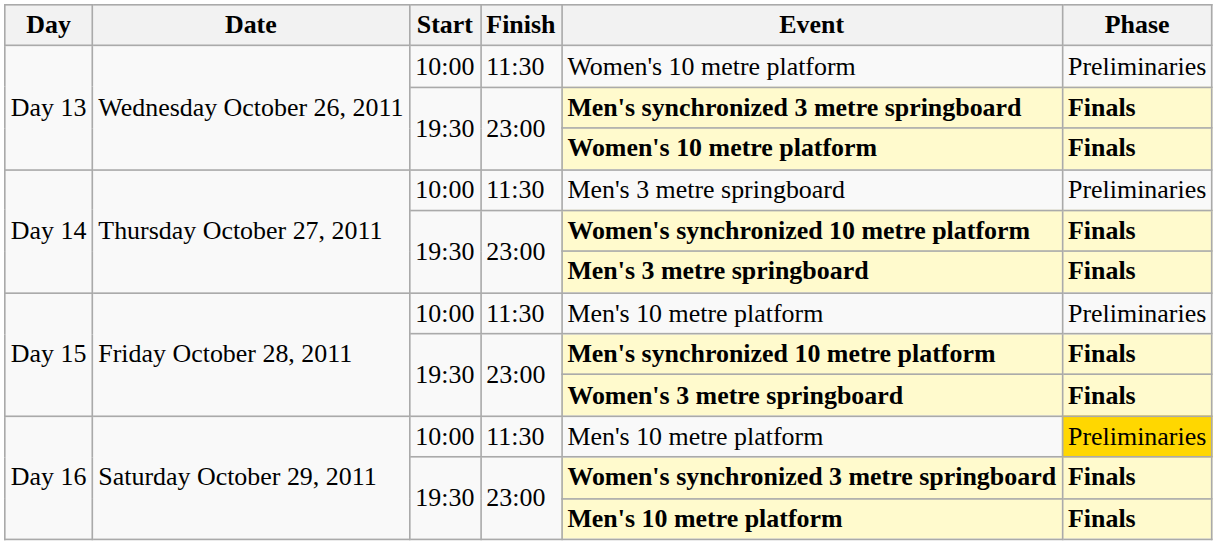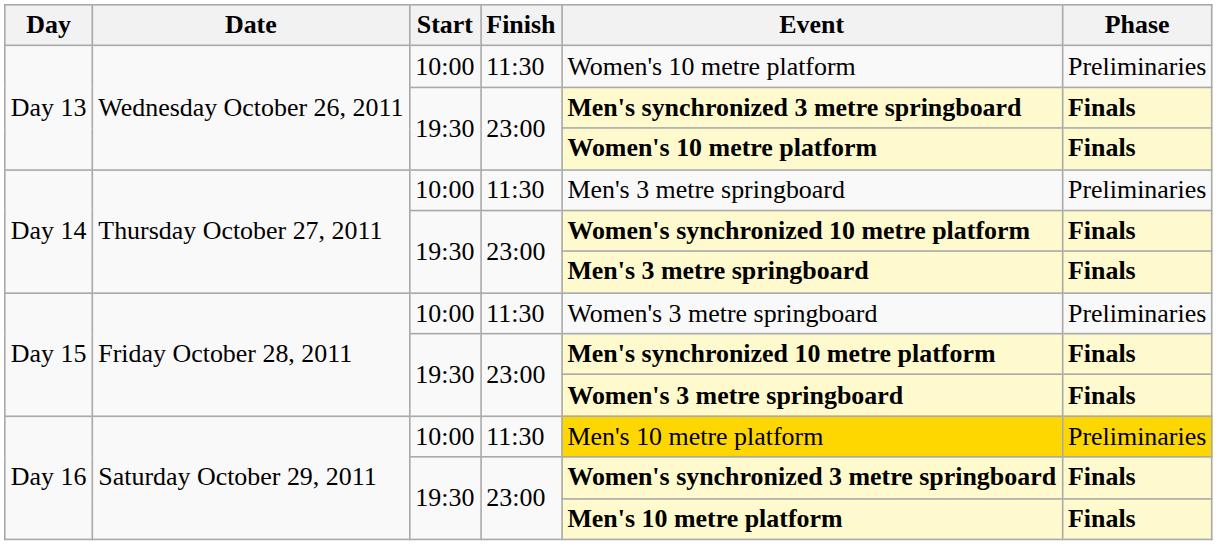(695, 312) Men's 10 metre platform -> (722, 312) Women's 3 metre springboard
(695, 436) no background -> (695, 436) gold background
